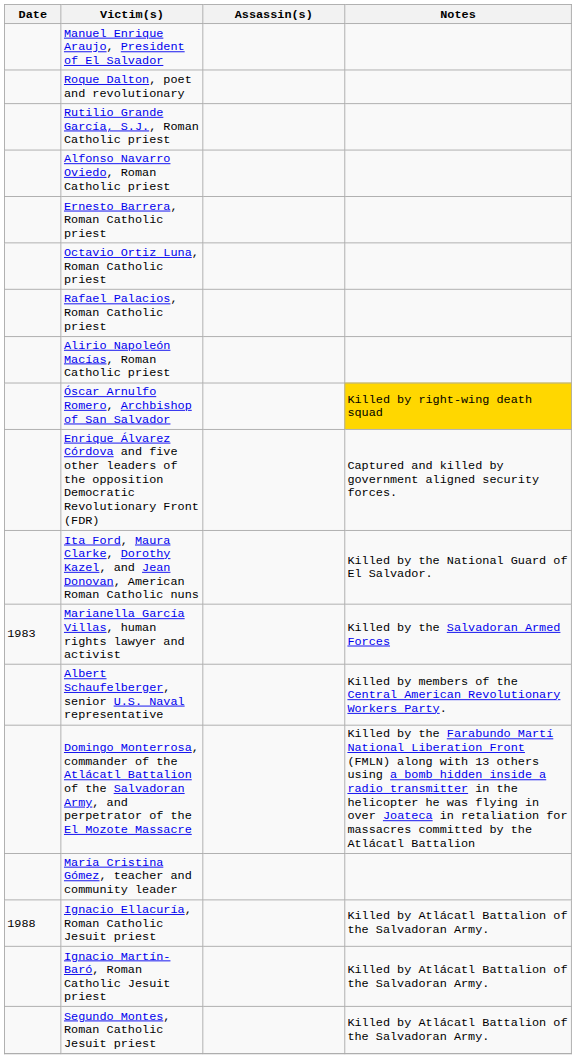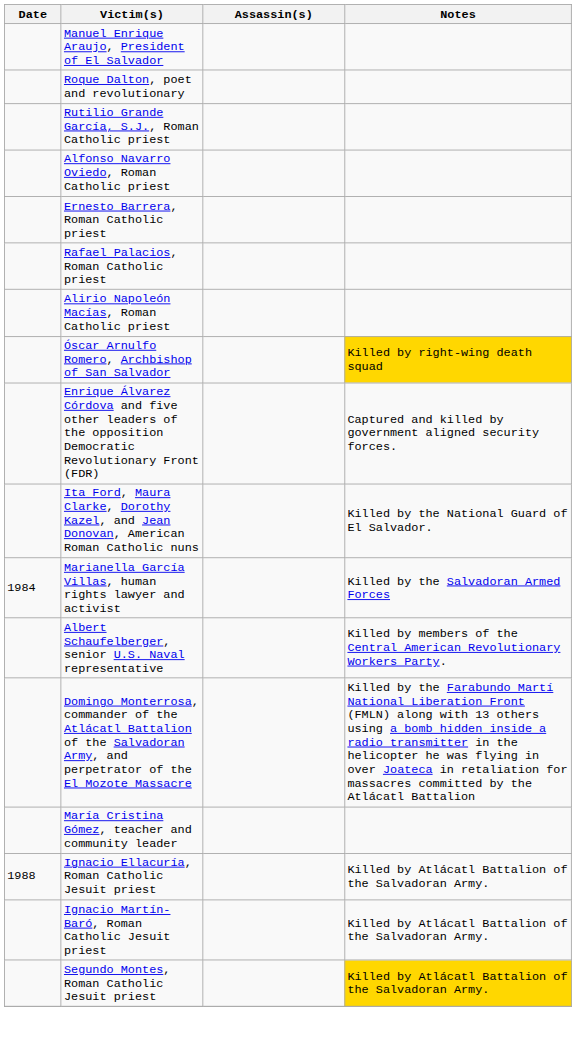- row: (131, 266)
(21, 634) 1983 -> (21, 588) 1984
(457, 1030) no background -> (457, 983) gold background
